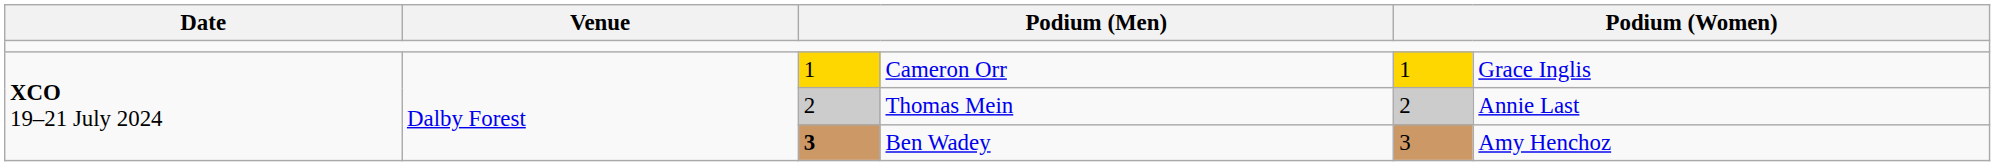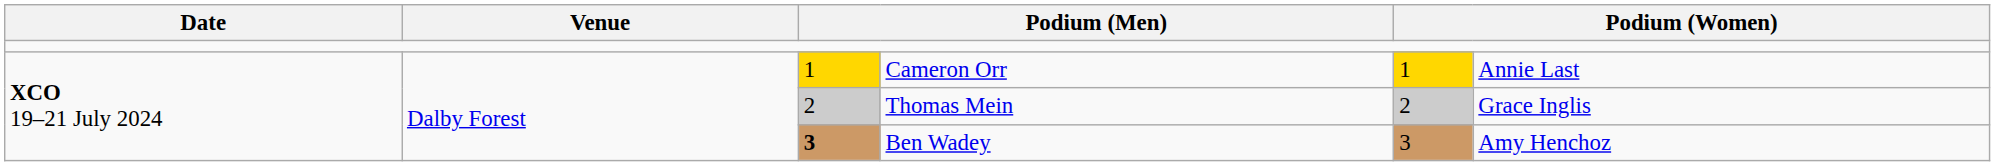(1535, 69) Grace Inglis -> (1529, 69) Annie Last
(1529, 105) Annie Last -> (1535, 105) Grace Inglis
